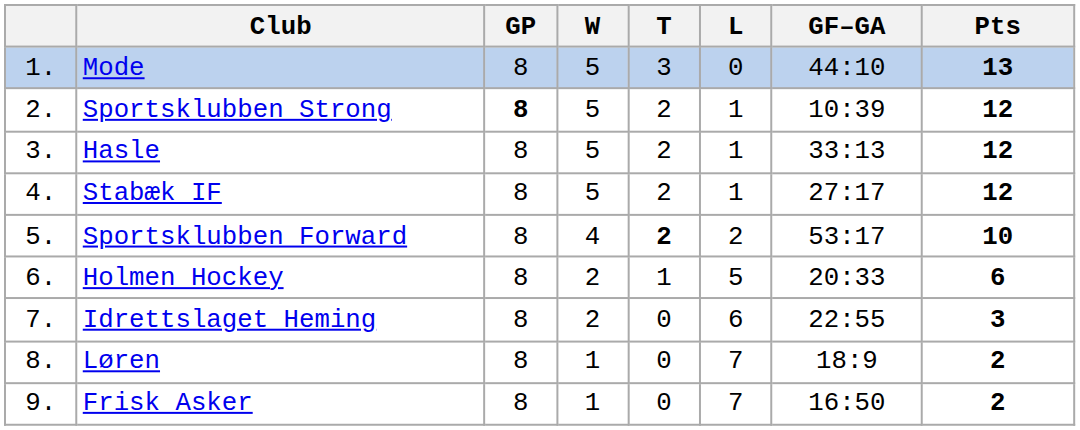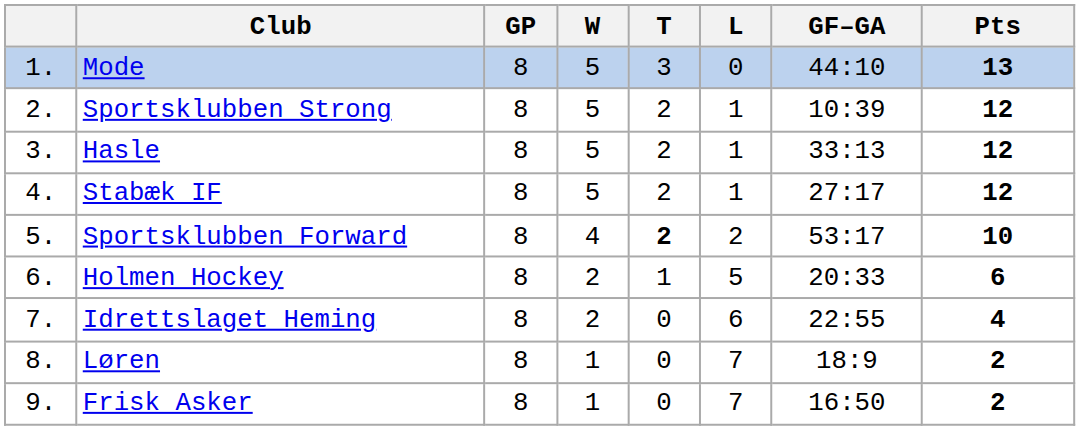(521, 110) bold -> (521, 110) normal
(998, 320) 3 -> (998, 320) 4
